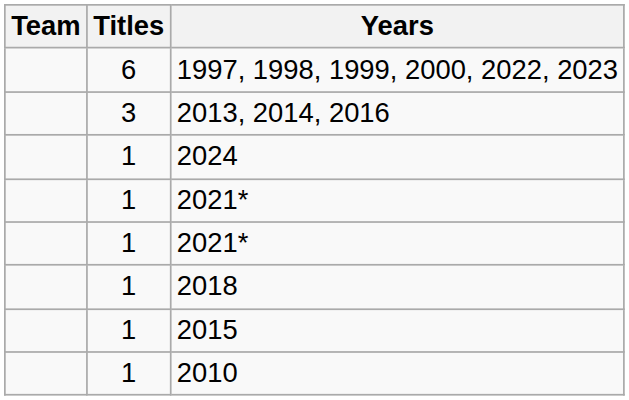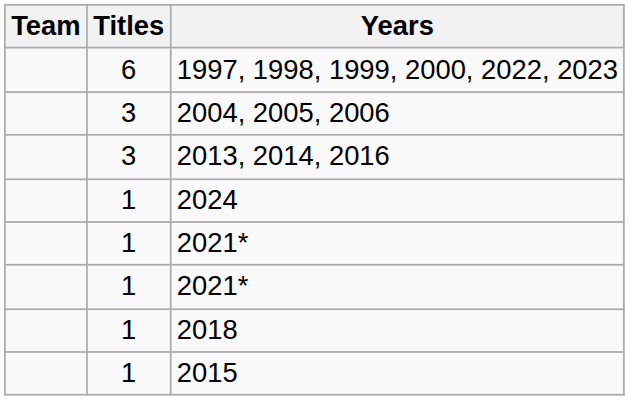+ row: (129, 112)
- row: (129, 373)
